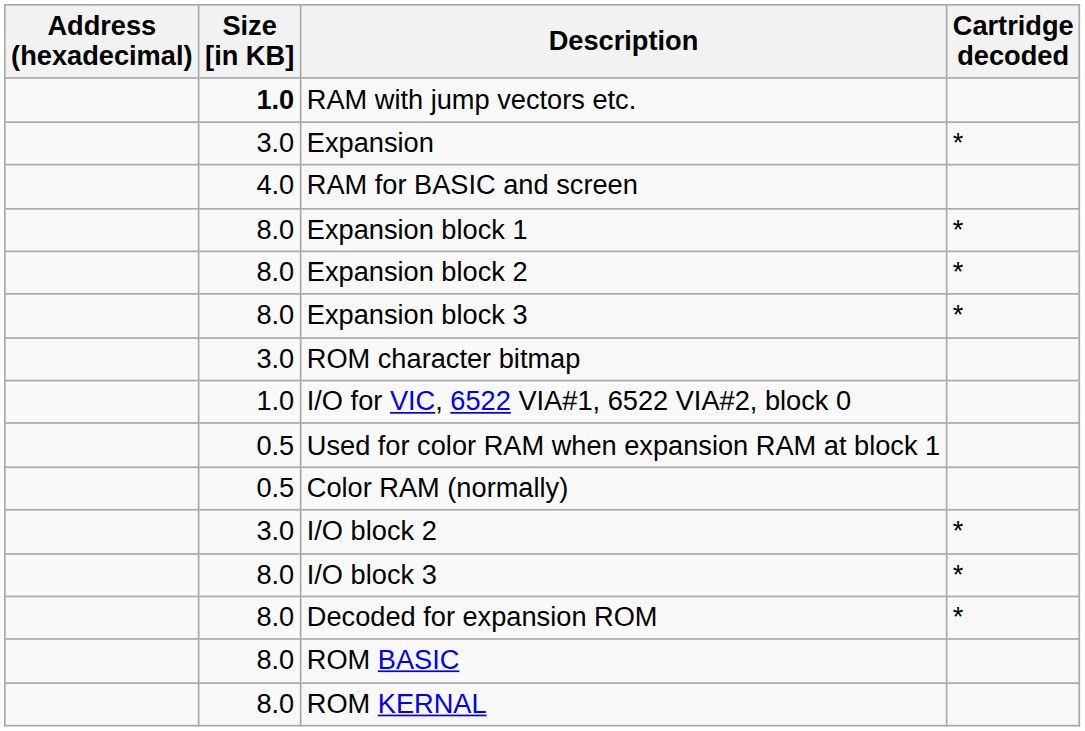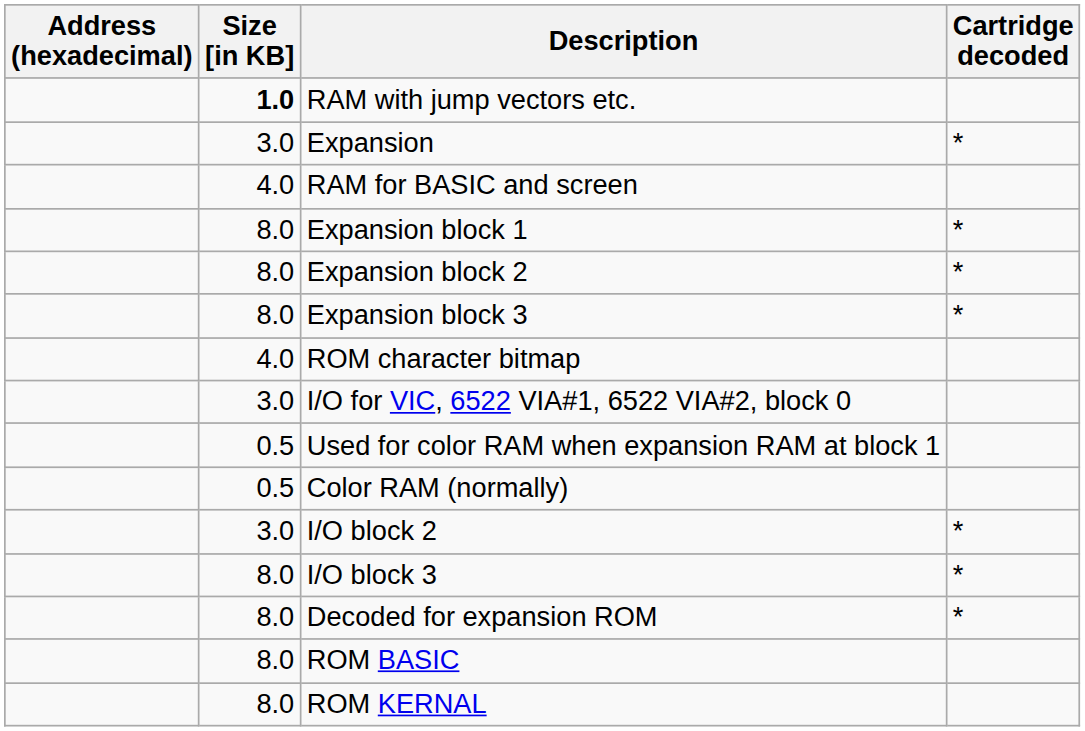(275, 358) 3.0 -> (275, 358) 4.0
(275, 401) 1.0 -> (275, 401) 3.0
